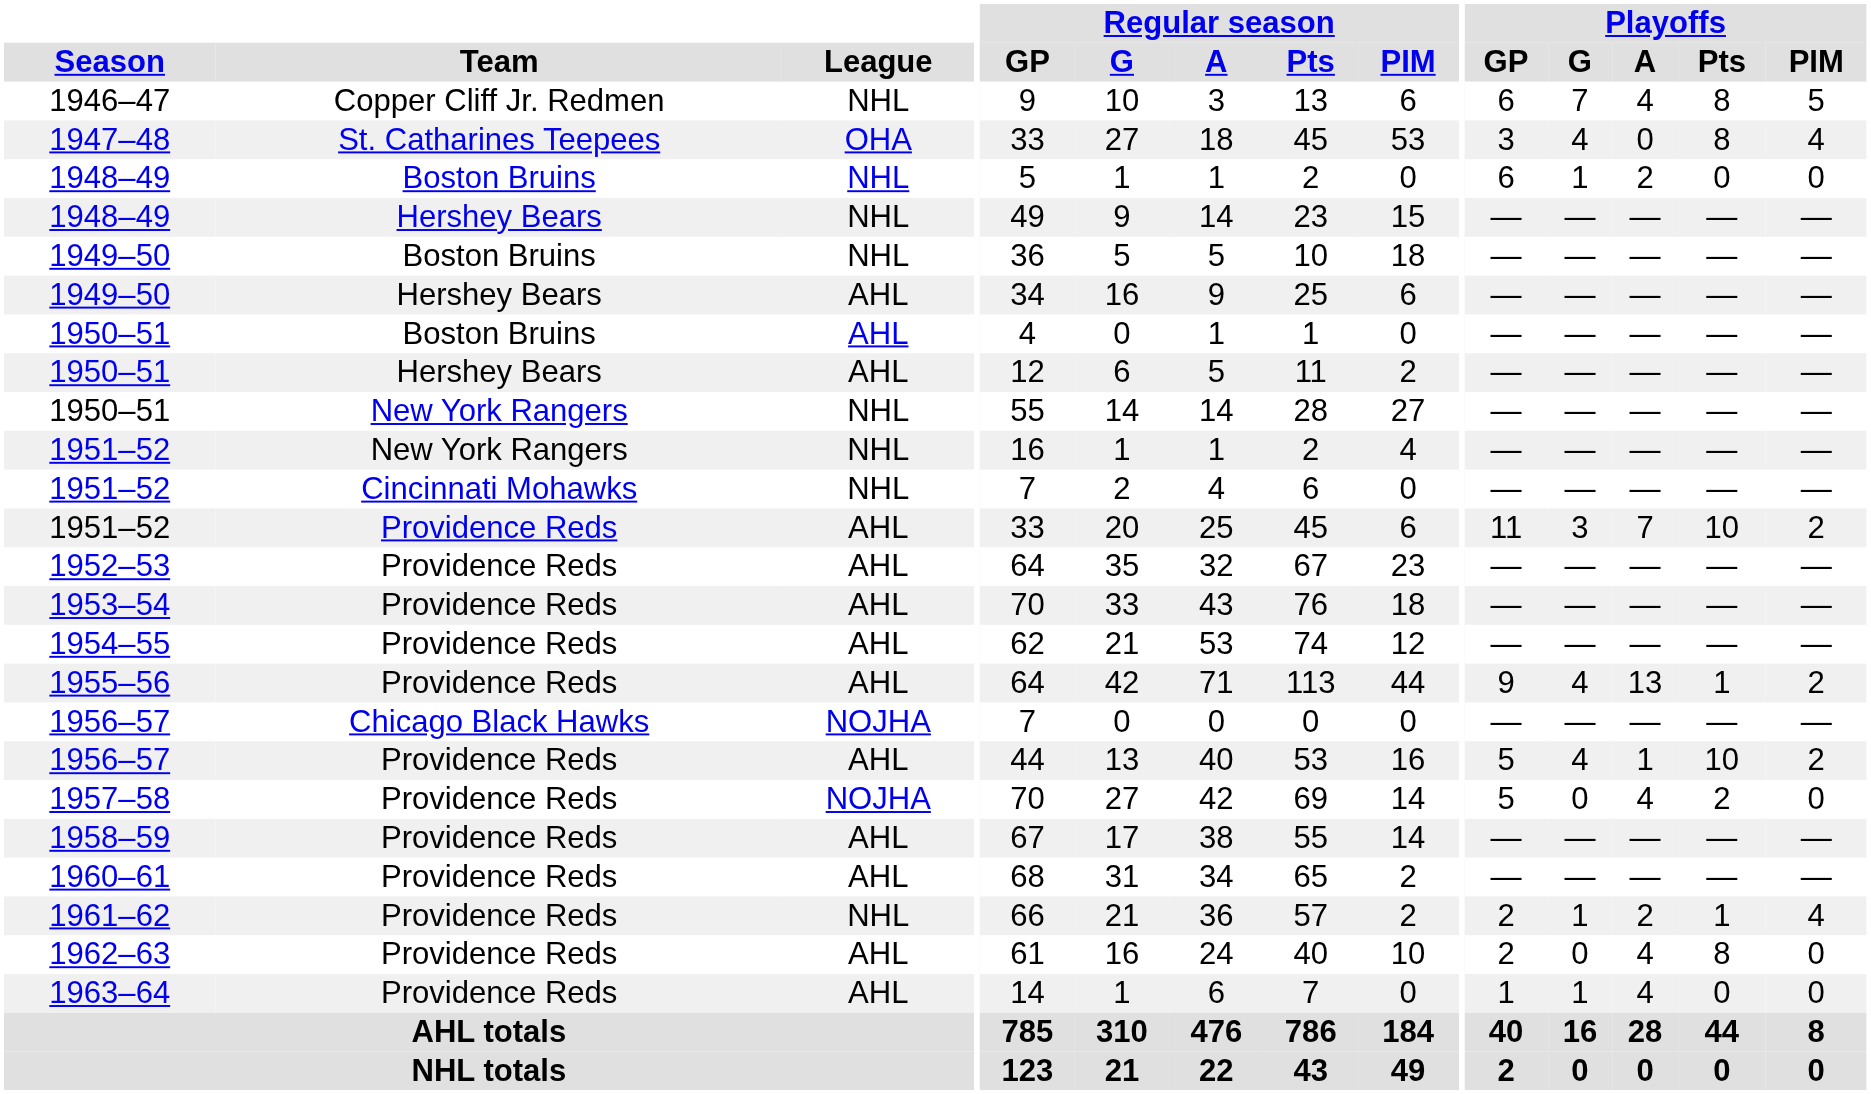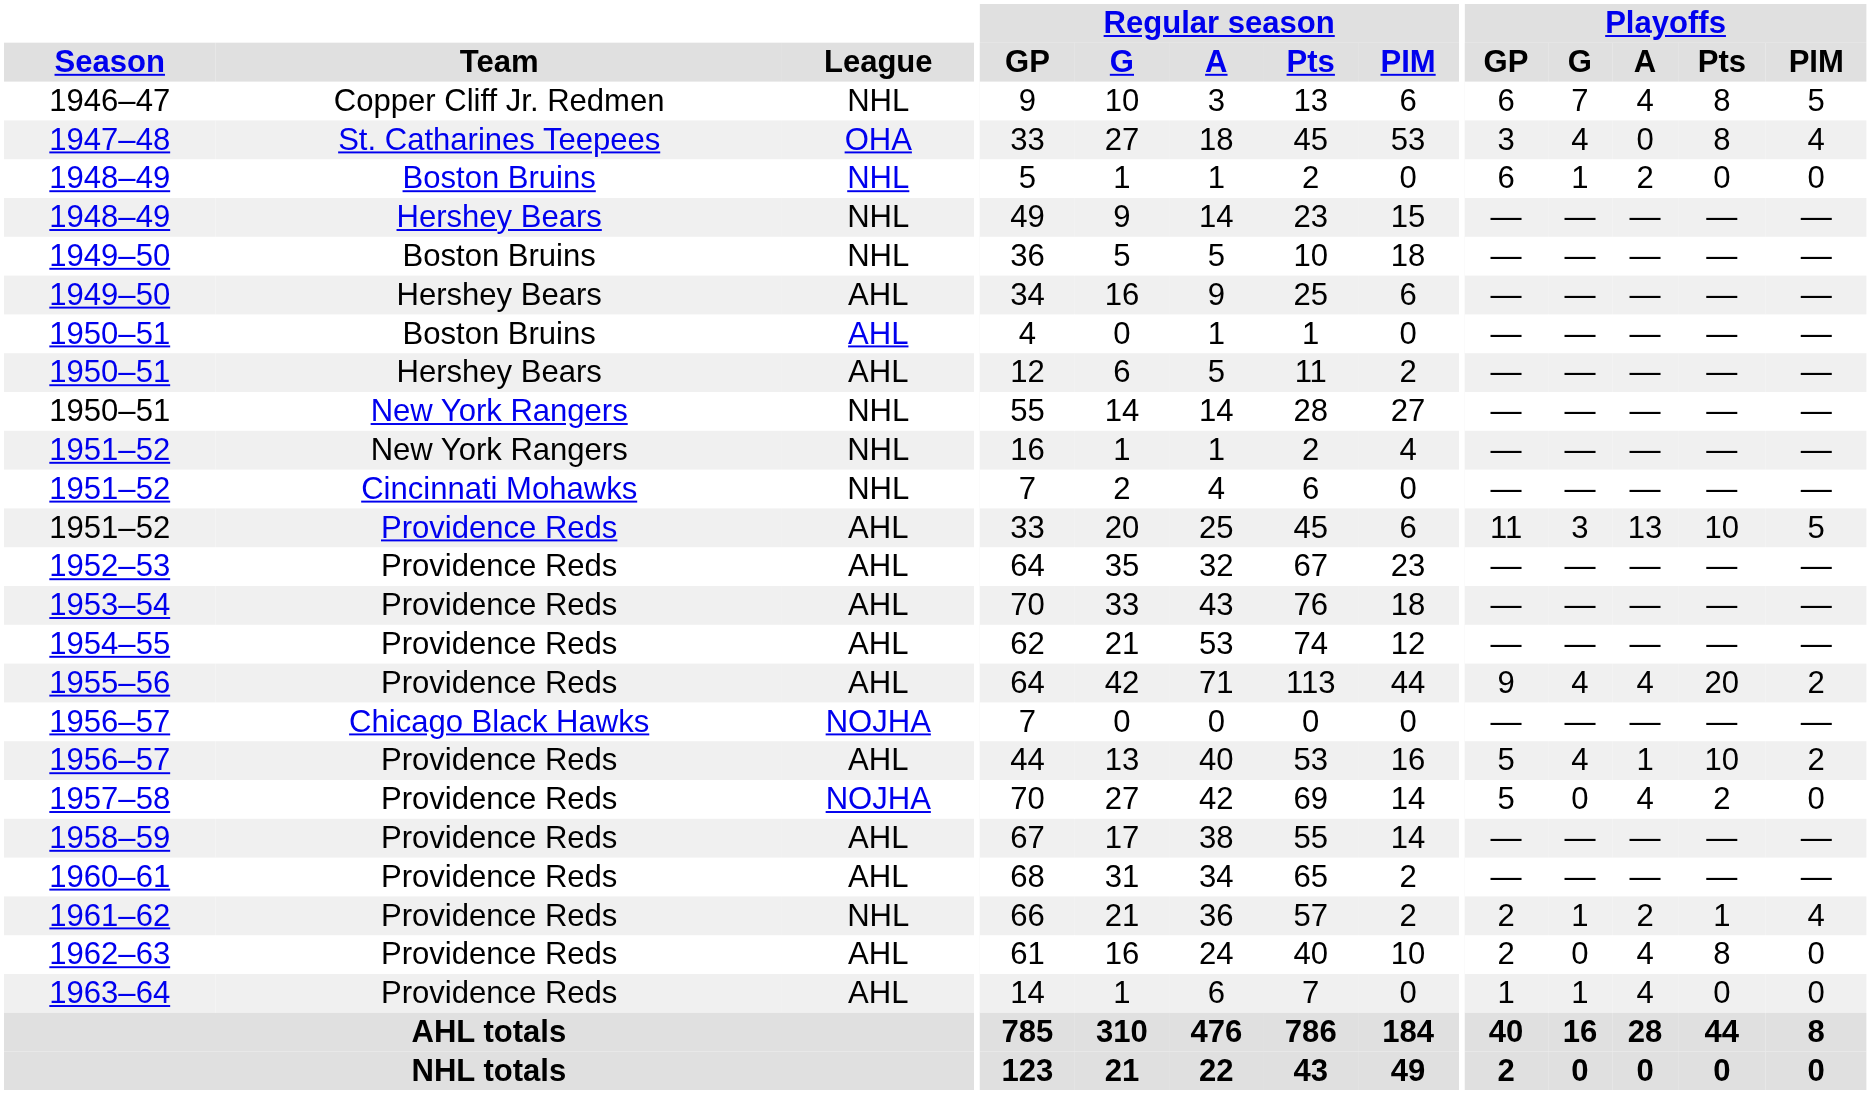(1645, 527) 7 -> (1645, 527) 13
(1816, 527) 2 -> (1816, 527) 5
(1645, 682) 13 -> (1645, 682) 4
(1722, 682) 1 -> (1722, 682) 20
